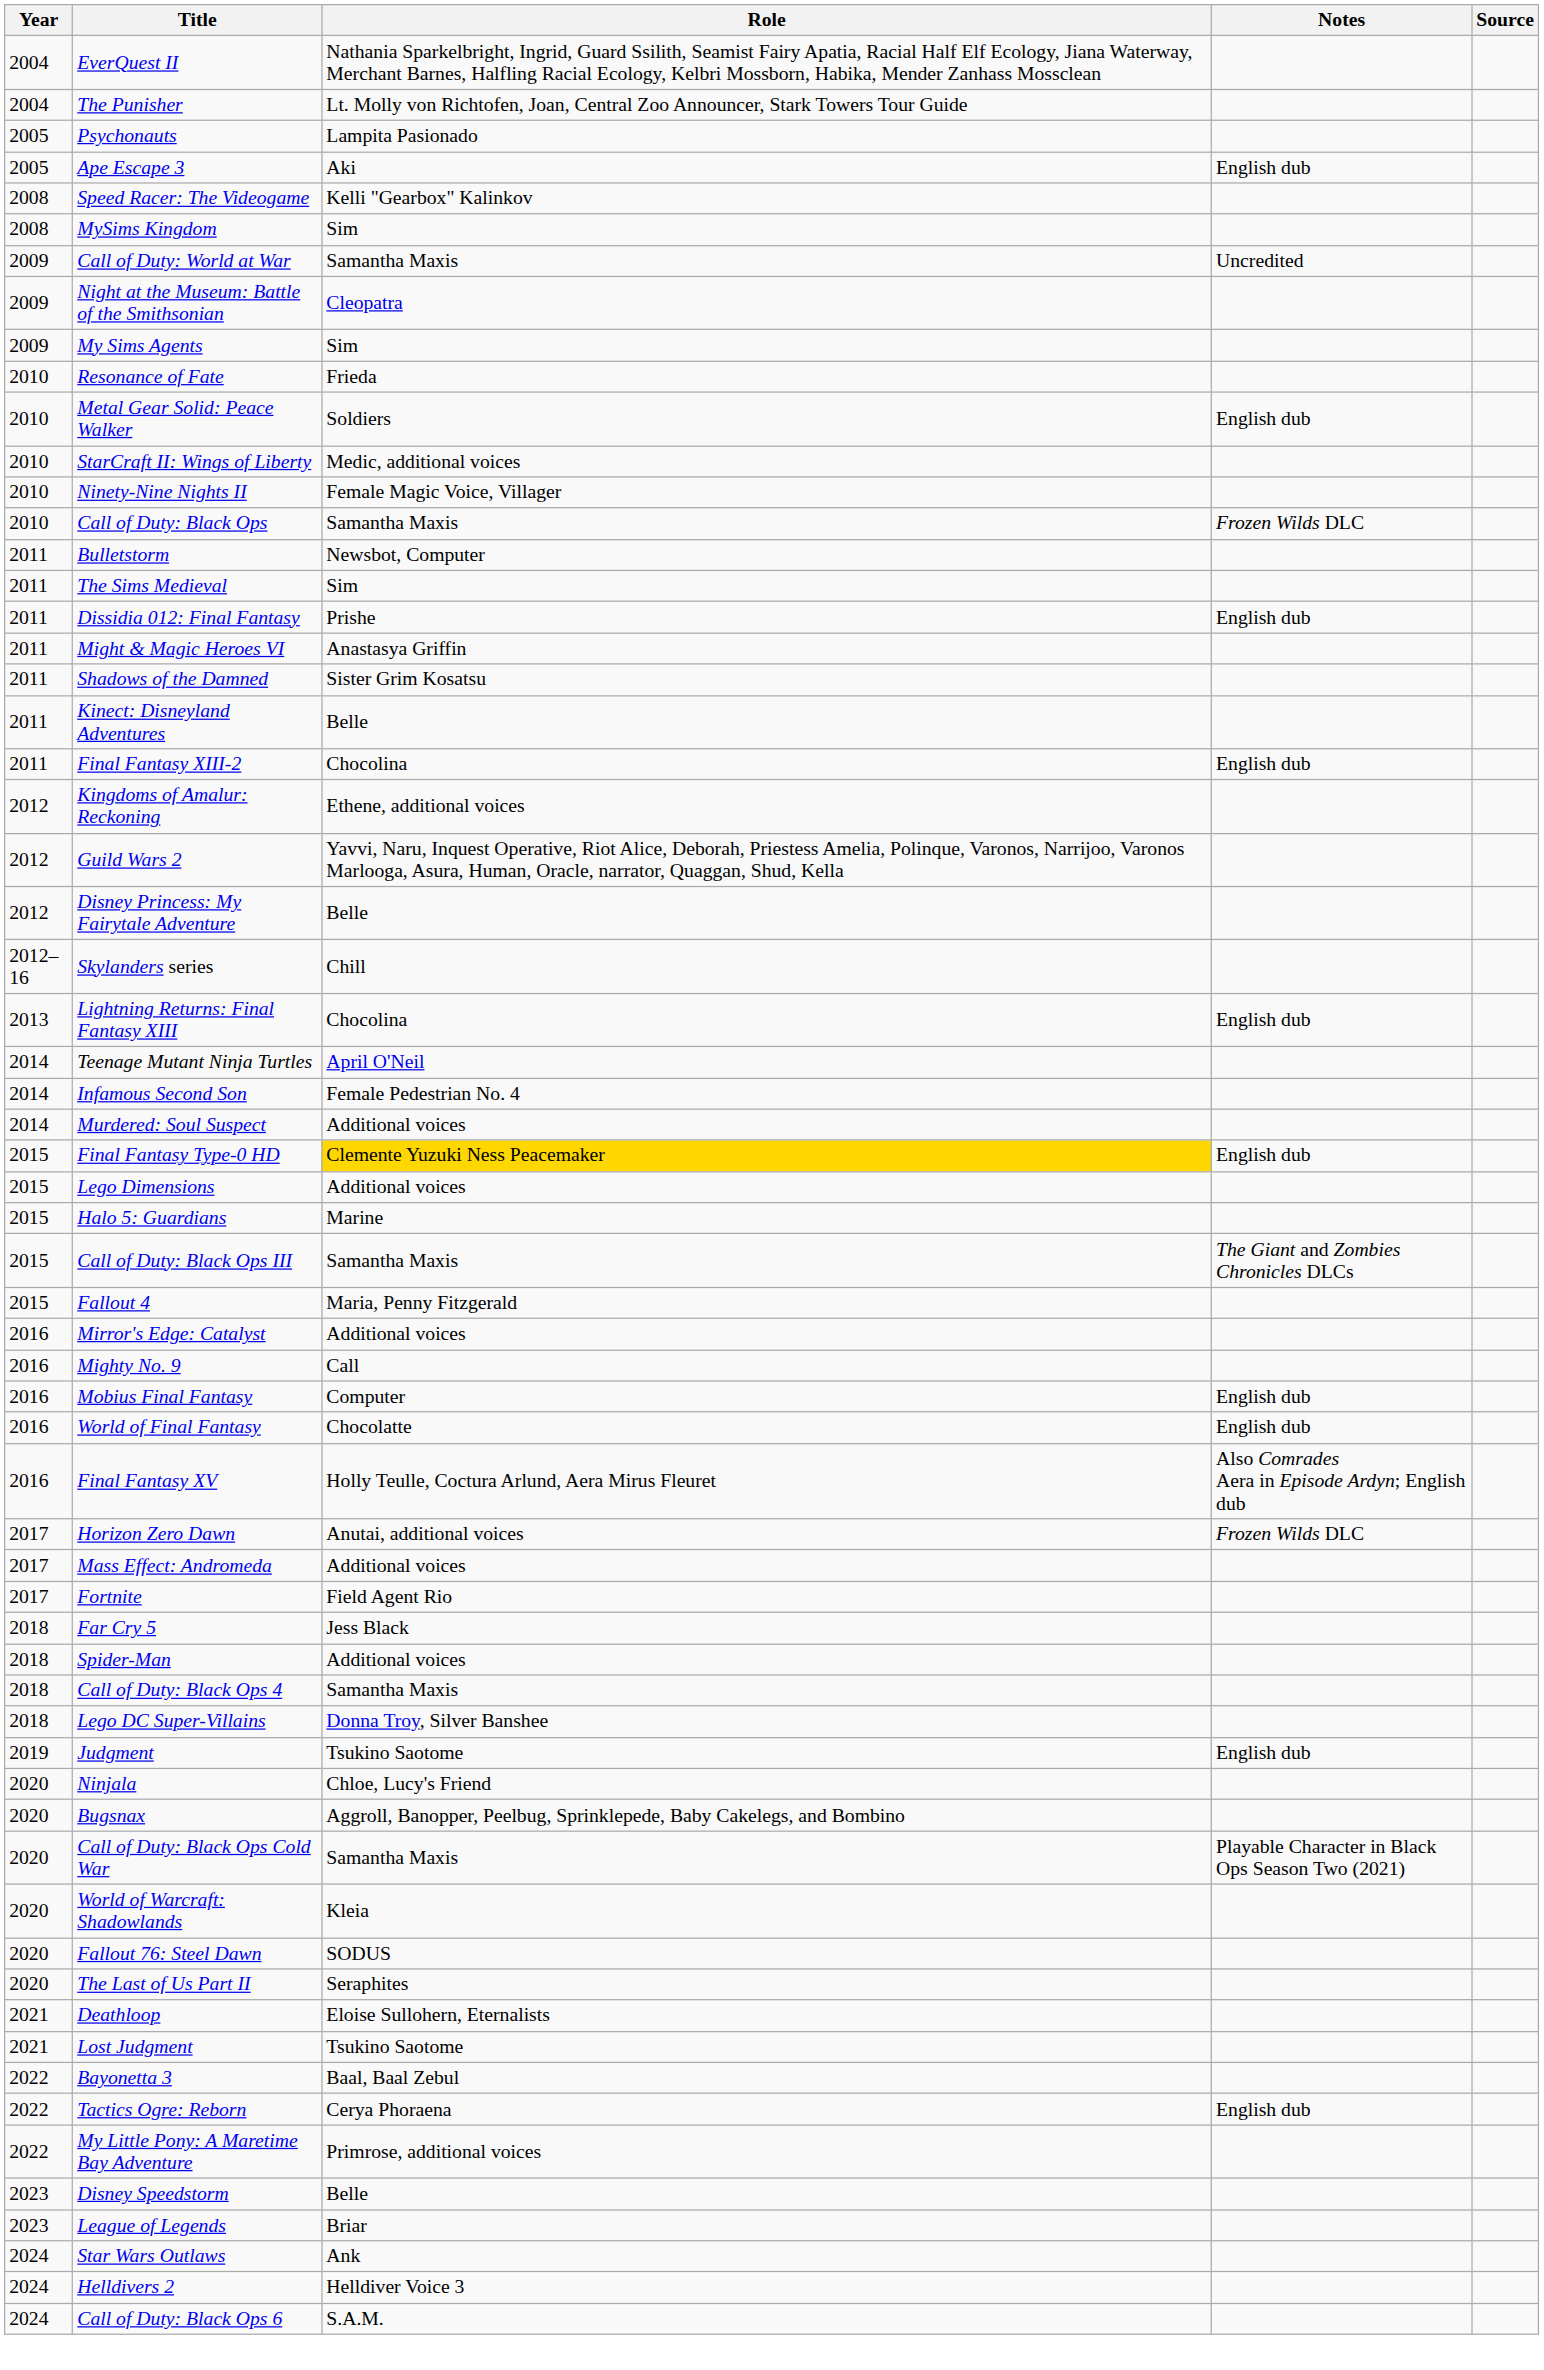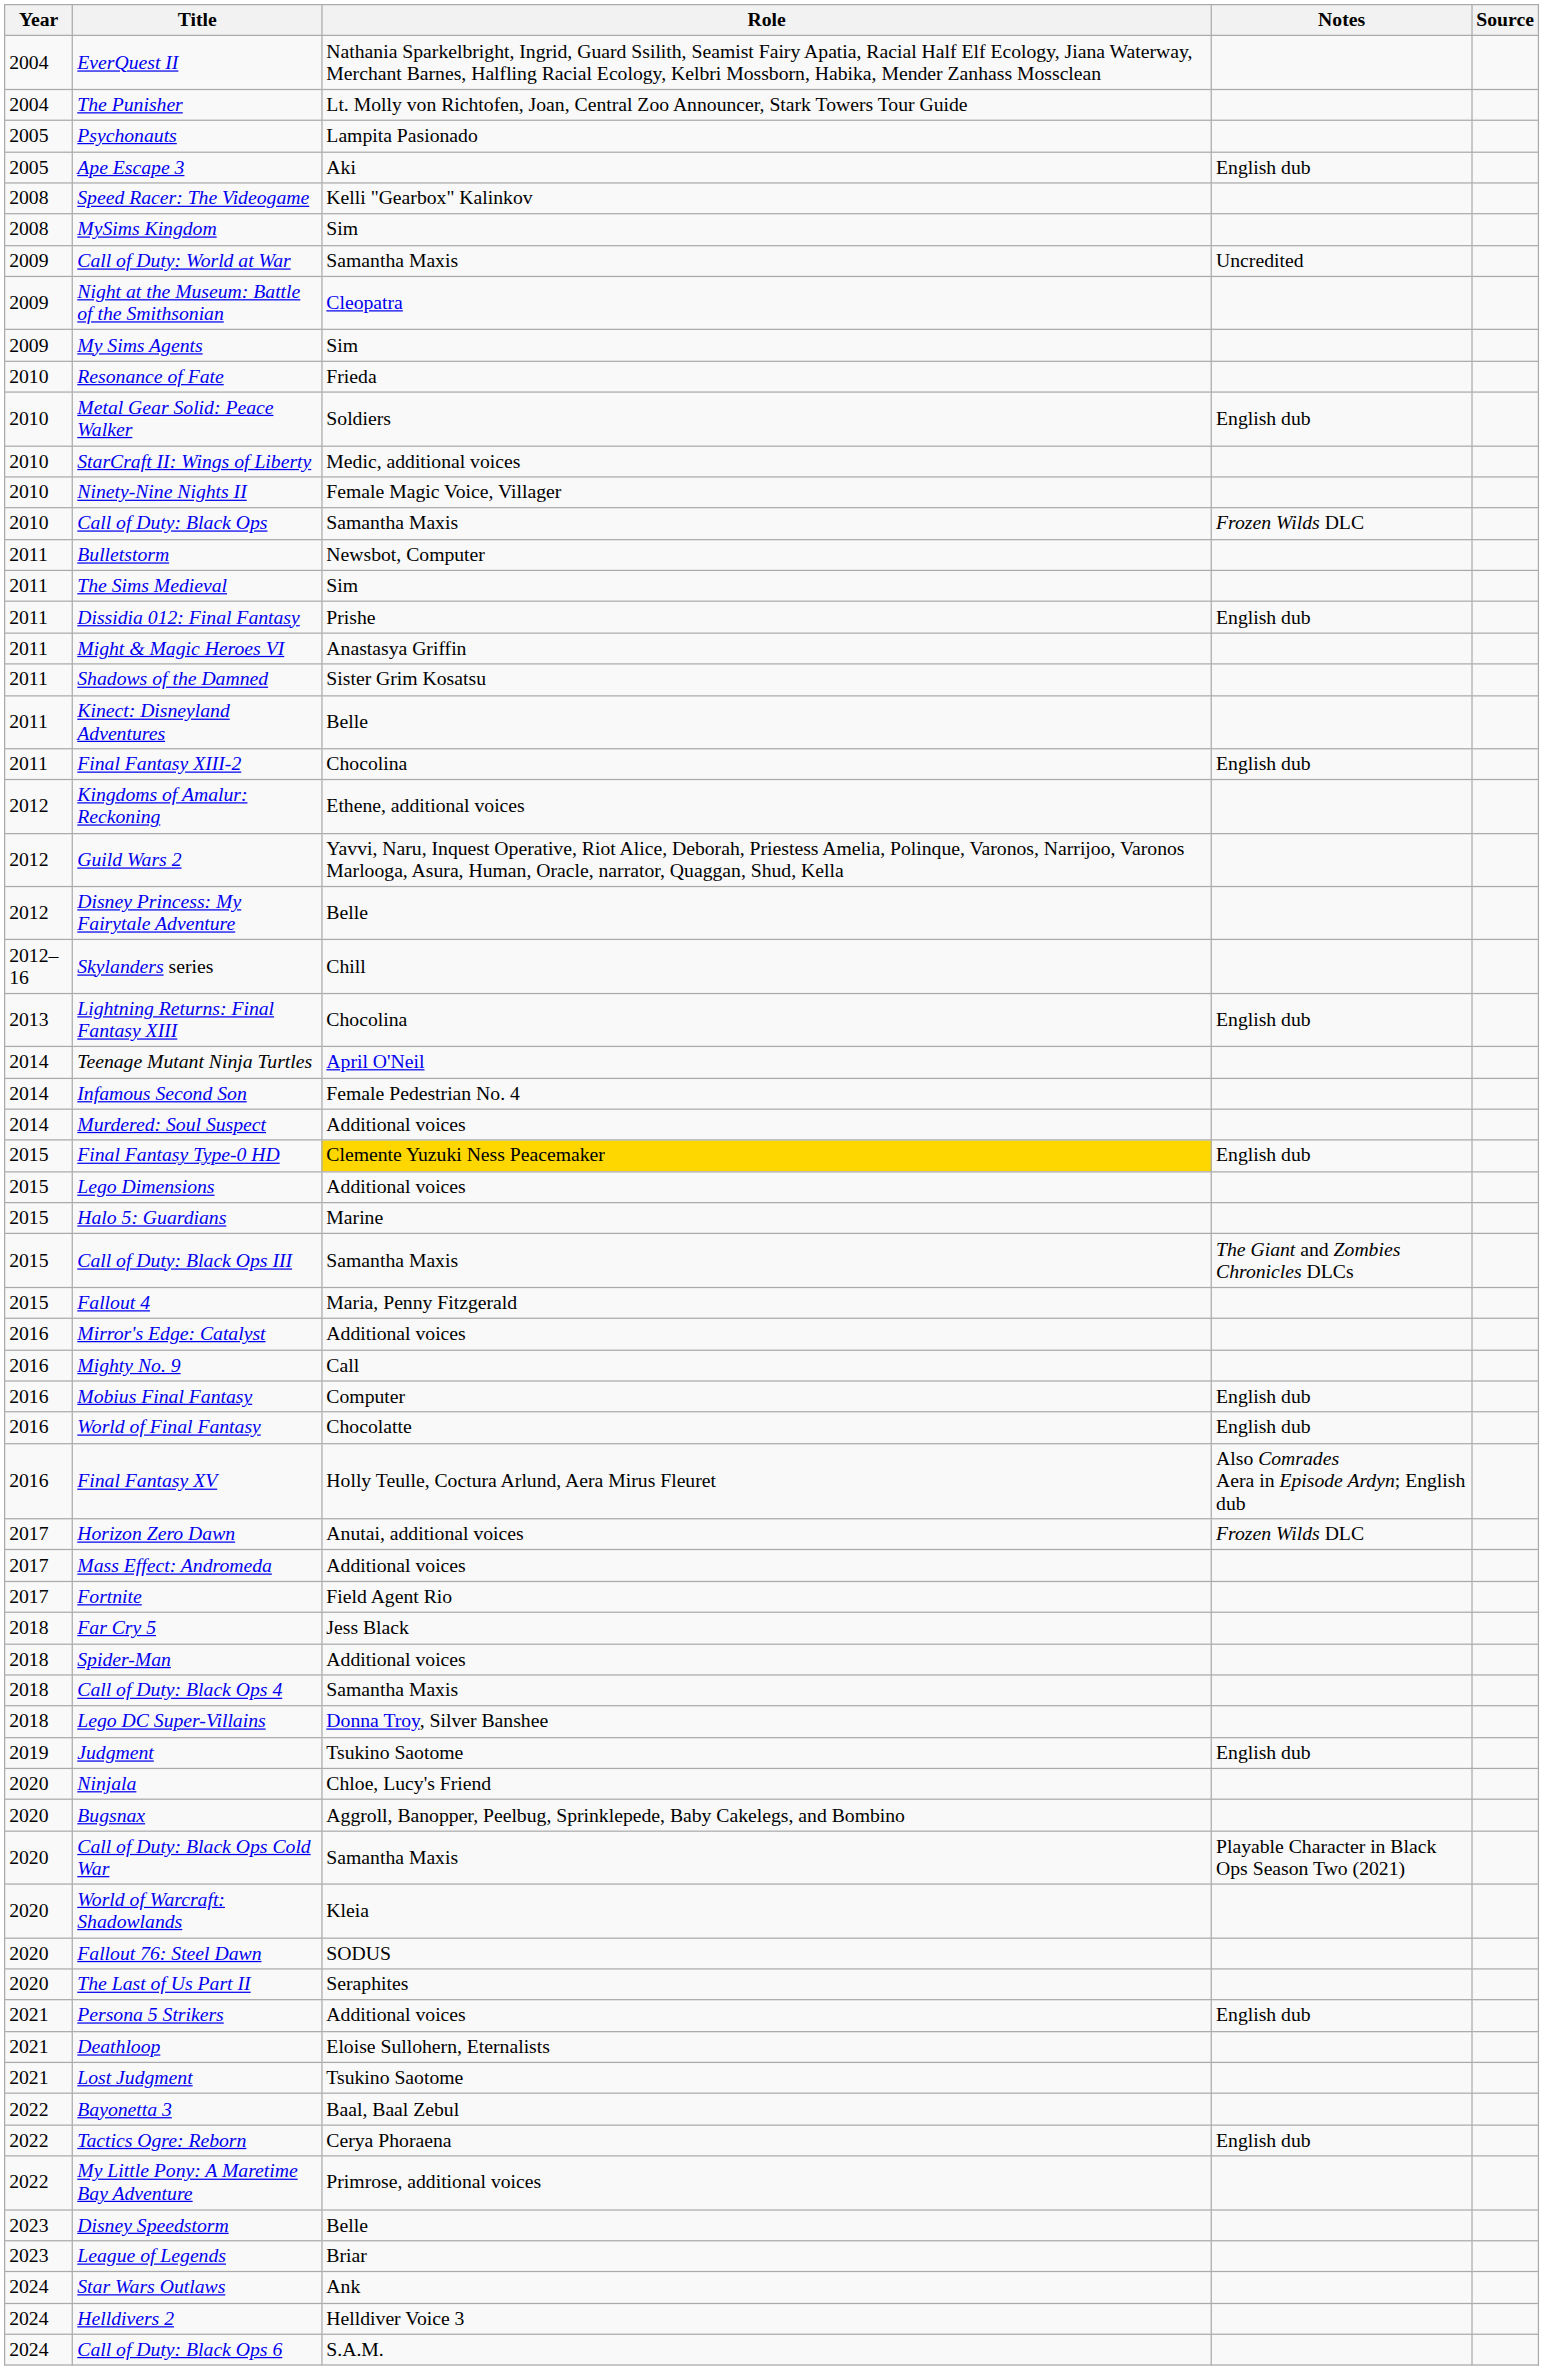+ row: (151, 2015)
